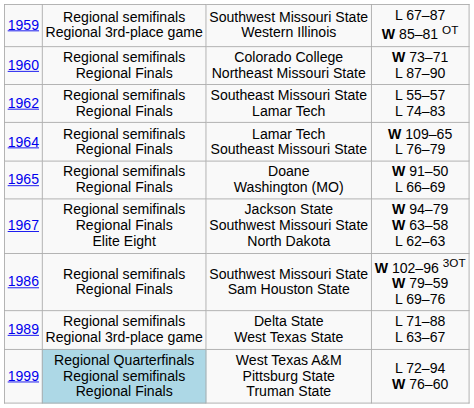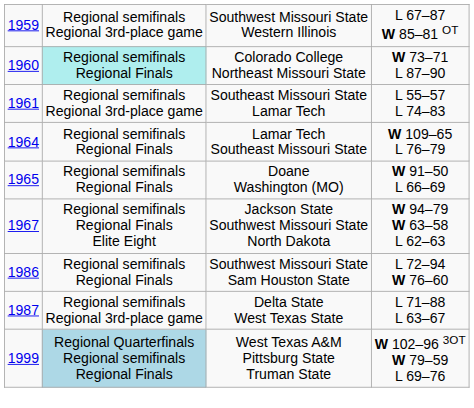(124, 65) no background -> (124, 65) paleturquoise background
(23, 103) 1962 -> (23, 103) 1961
(124, 103) Regional semifinals Regional Finals -> (124, 103) Regional semifinals Regional 3rd-place game
(420, 282) W 102–96 3OT W 79–59 L 69–76 -> (420, 272) L 72–94 W 76–60
(23, 330) 1989 -> (23, 310) 1987
(420, 376) L 72–94 W 76–60 -> (420, 358) W 102–96 3OT W 79–59 L 69–76
